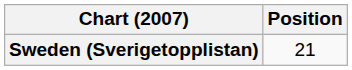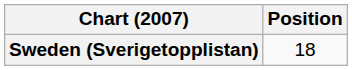(305, 49) 21 -> (305, 49) 18
